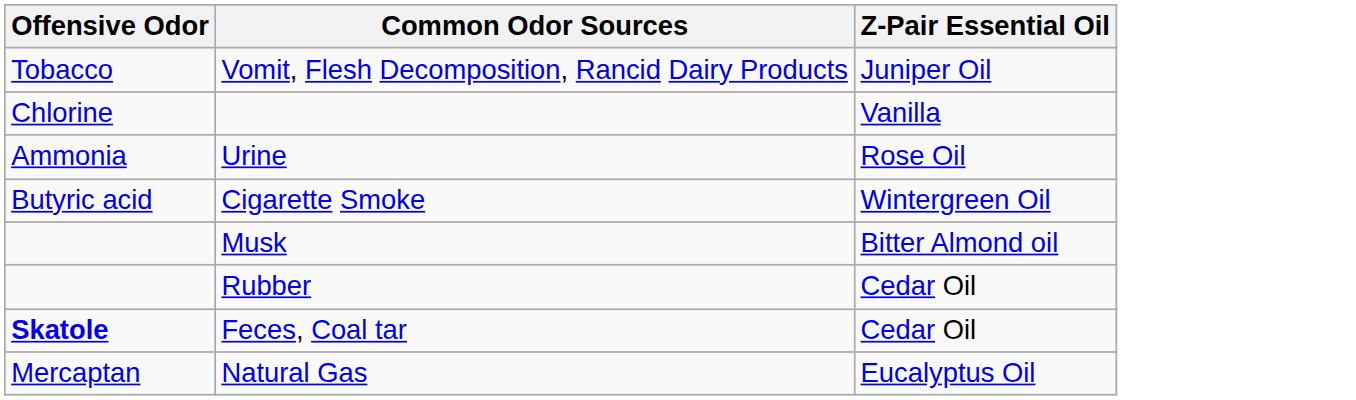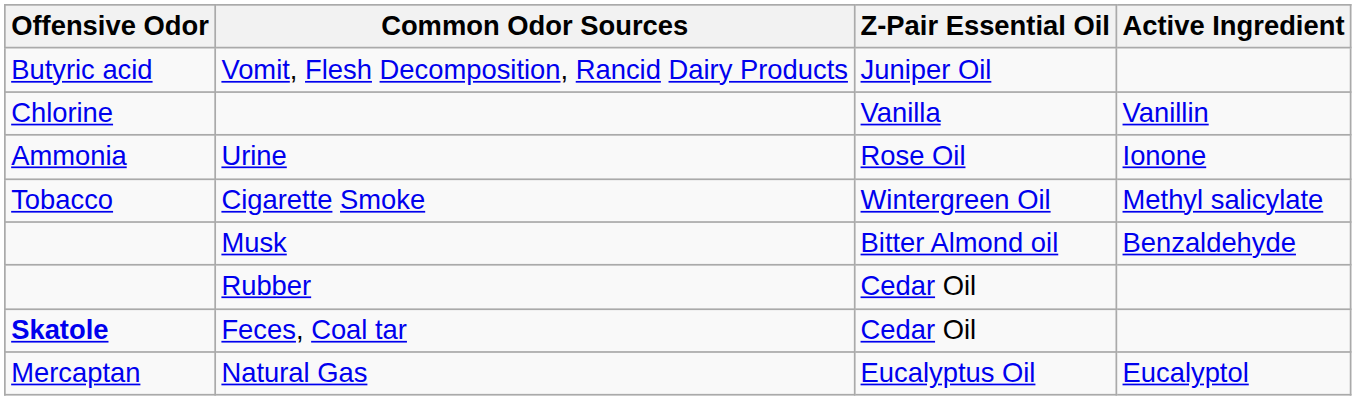+ column: (1234, 26)
(62, 69) Tobacco -> (82, 69) Butyric acid
(82, 199) Butyric acid -> (62, 199) Tobacco
